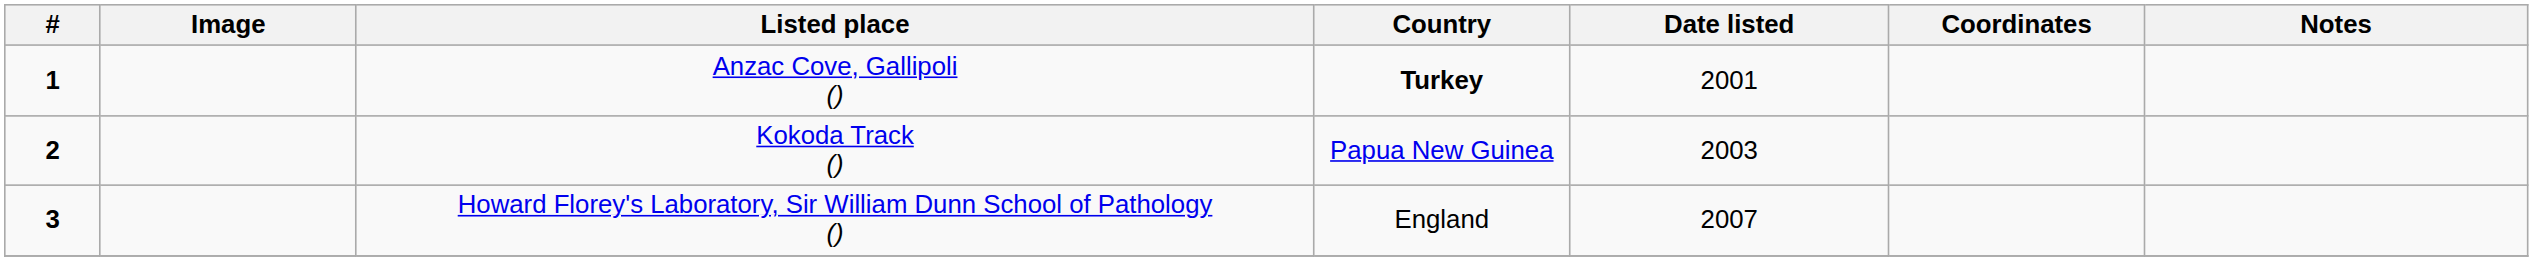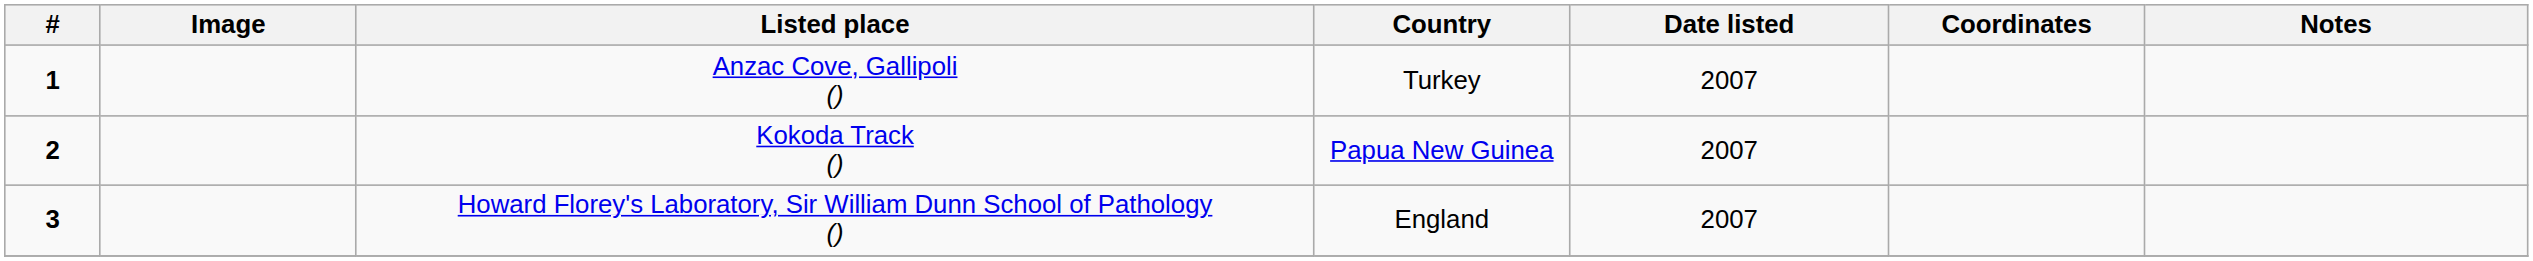(1442, 80) bold -> (1442, 80) normal
(1729, 80) 2001 -> (1729, 80) 2007
(1729, 150) 2003 -> (1729, 150) 2007
